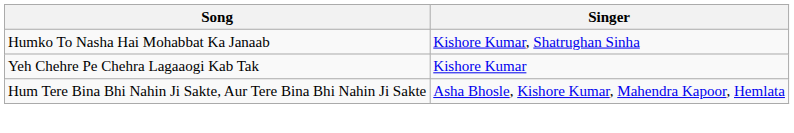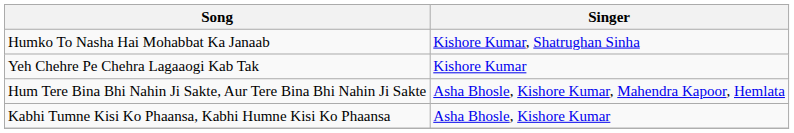+ row: (199, 116)
